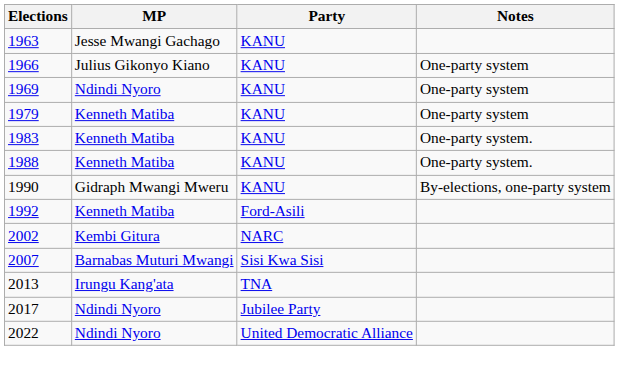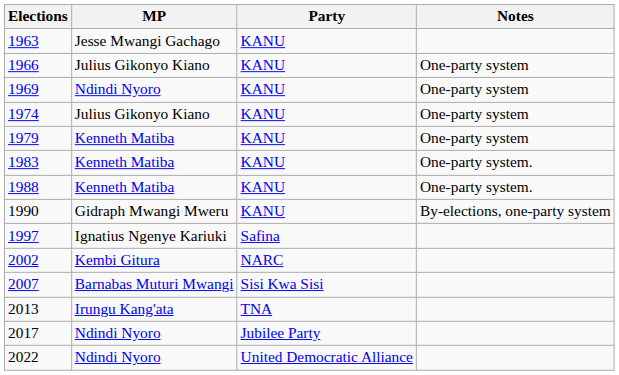+ row: (23, 114)
- row: (23, 211)
+ row: (23, 235)
